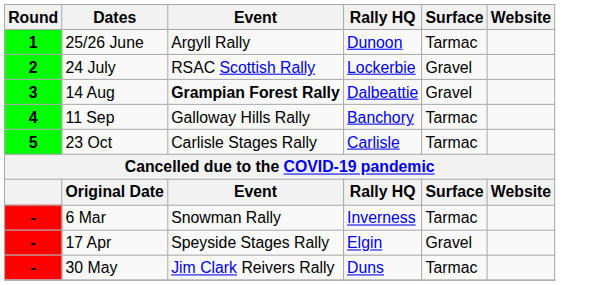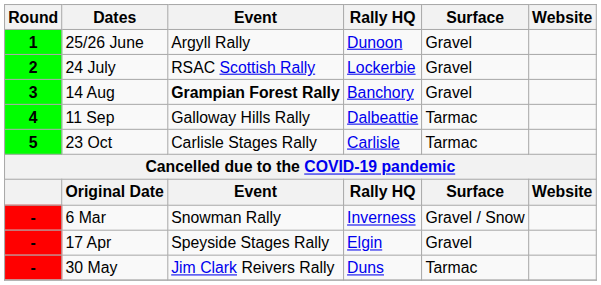(451, 42) Tarmac -> (449, 42) Gravel
(383, 92) Dalbeattie -> (380, 92) Banchory
(380, 117) Banchory -> (383, 117) Dalbeattie
(451, 217) Tarmac -> (475, 217) Gravel / Snow
